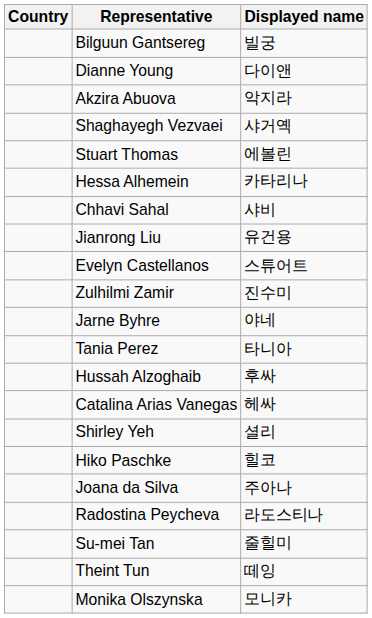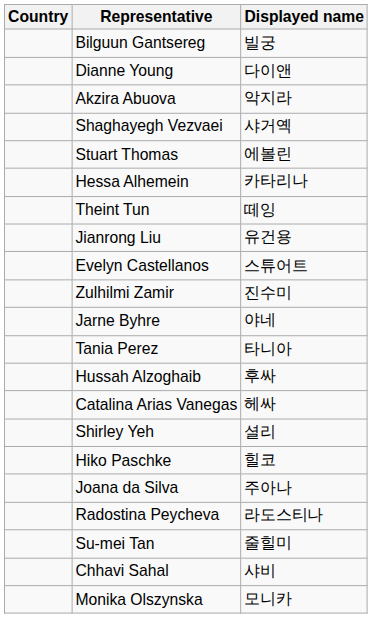rows swapped: (122, 210) <-> (112, 571)
